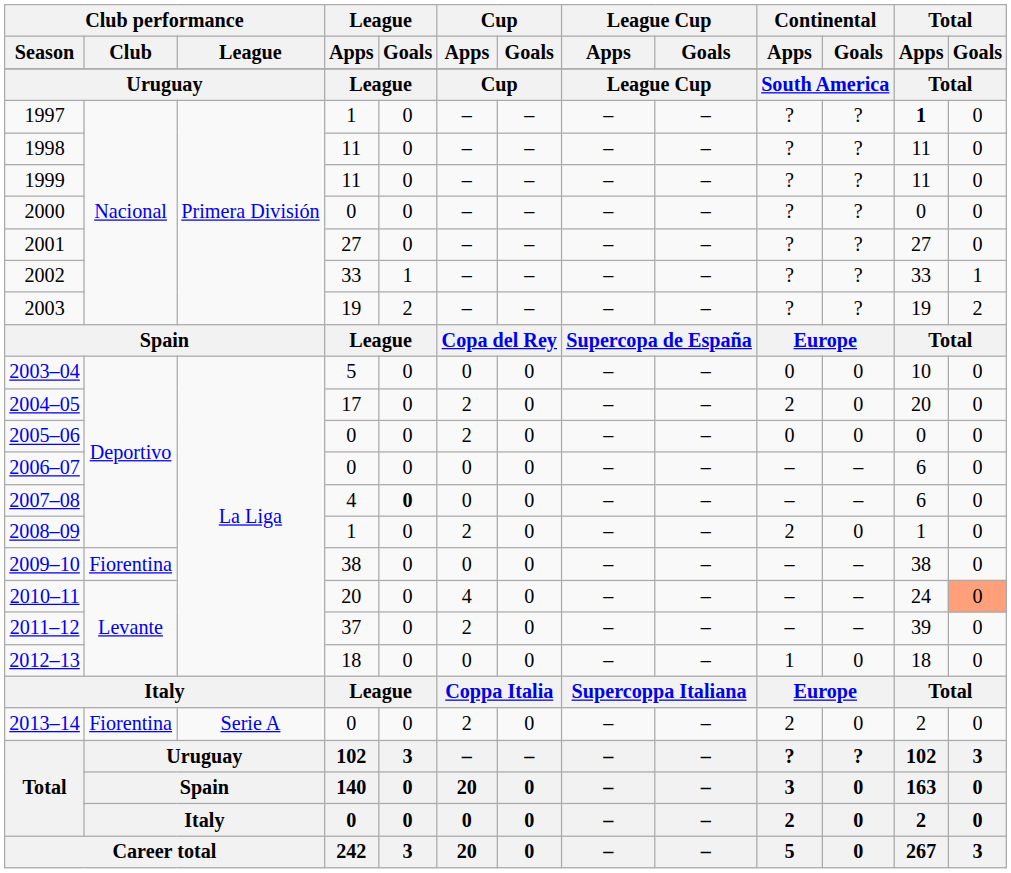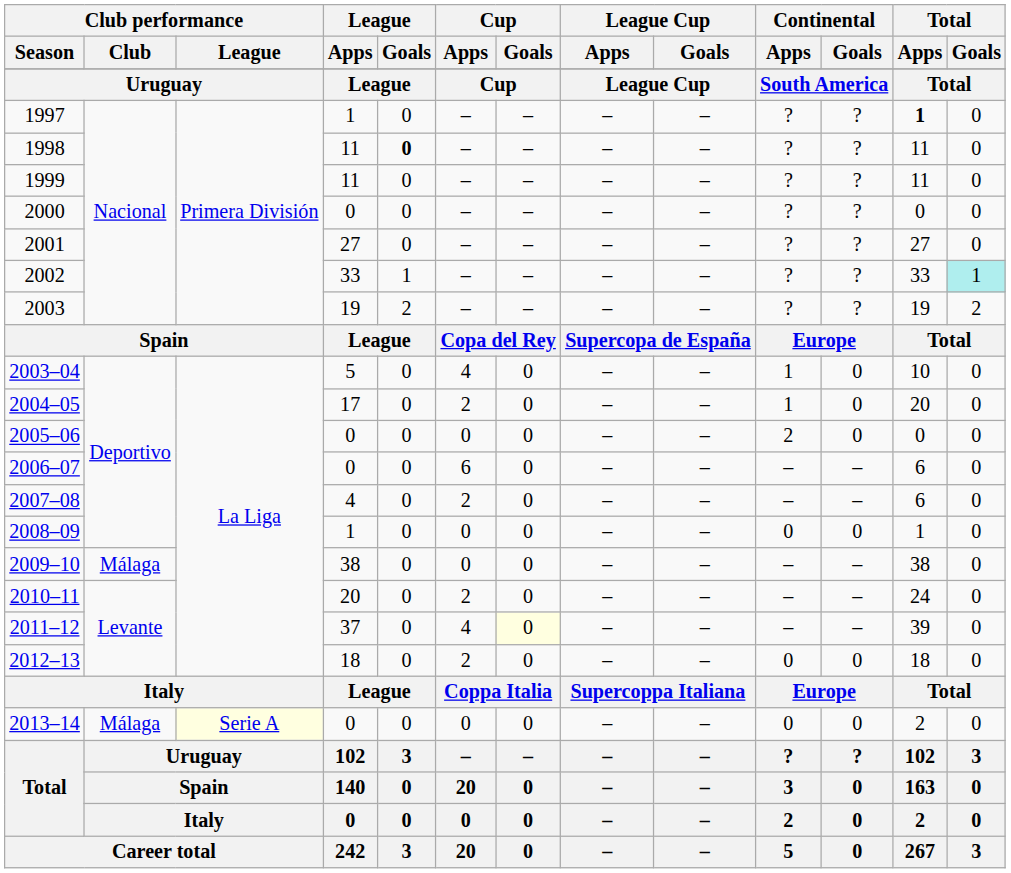(408, 148) normal -> (407, 148) bold
(977, 276) no background -> (976, 276) paleturquoise background
(467, 372) 0 -> (466, 372) 4
(790, 372) 0 -> (788, 372) 1
(790, 404) 2 -> (788, 404) 1
(467, 436) 2 -> (466, 436) 0
(790, 436) 0 -> (788, 436) 2
(467, 468) 0 -> (466, 468) 6
(408, 500) bold -> (407, 500) normal
(467, 500) 0 -> (466, 500) 2
(467, 532) 2 -> (466, 532) 0
(790, 532) 2 -> (788, 532) 0
(131, 564) Fiorentina -> (130, 564) Málaga
(467, 595) 4 -> (466, 595) 2
(977, 595) lightsalmon background -> (976, 595) no background
(467, 627) 2 -> (466, 627) 4
(529, 627) no background -> (528, 627) lightyellow background
(467, 659) 0 -> (466, 659) 2
(790, 659) 1 -> (788, 659) 0
(131, 723) Fiorentina -> (130, 723) Málaga
(250, 723) no background -> (249, 723) lightyellow background
(467, 723) 2 -> (466, 723) 0
(790, 723) 2 -> (788, 723) 0
